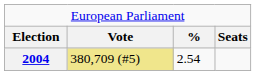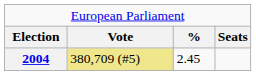(188, 58) 2.54 -> (188, 58) 2.45
